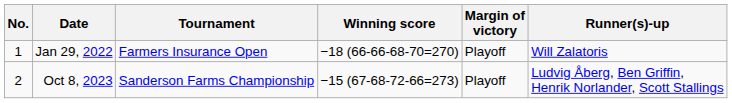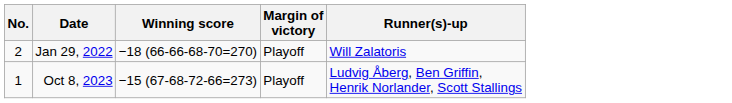- column: (216, 23)
(18, 51) 1 -> (18, 51) 2
(18, 80) 2 -> (18, 80) 1
